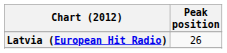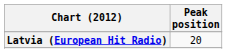(196, 40) 26 -> (196, 40) 20
